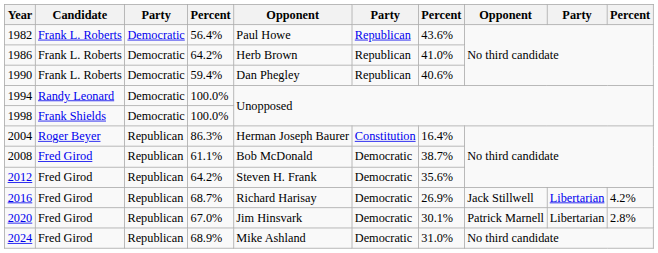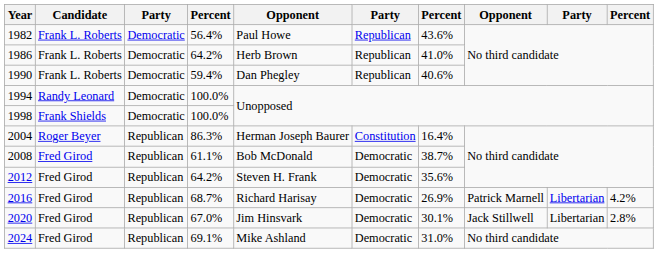(500, 197) Jack Stillwell -> (506, 197) Patrick Marnell
(506, 217) Patrick Marnell -> (500, 217) Jack Stillwell
(206, 237) 68.9% -> (206, 237) 69.1%
